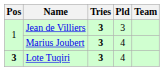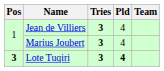(123, 27) 3 -> (123, 27) 4
(123, 58) normal -> (123, 58) bold
